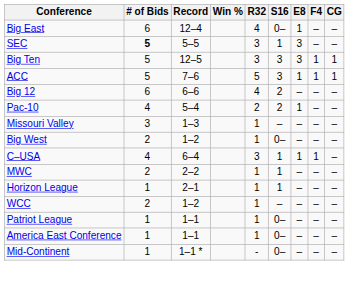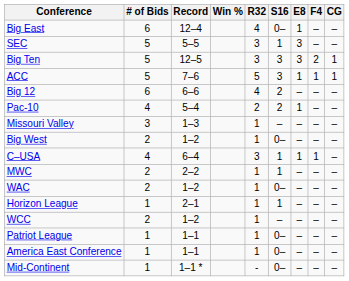(147, 44) bold -> (147, 44) normal
(316, 60) 1 -> (316, 60) 2
+ row: (18, 188)
